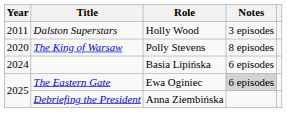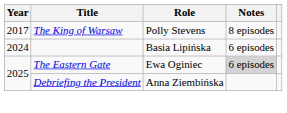- row: (75, 30)
(18, 47) 2020 -> (18, 30) 2017
